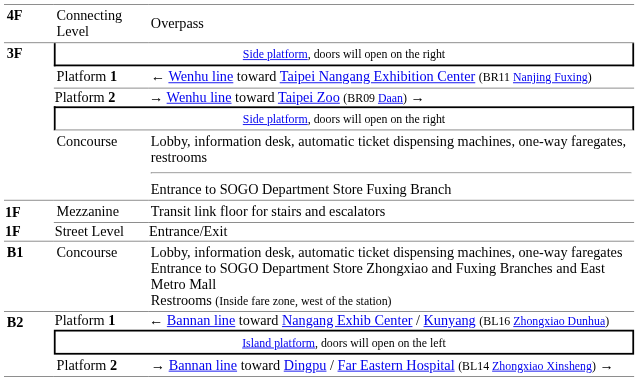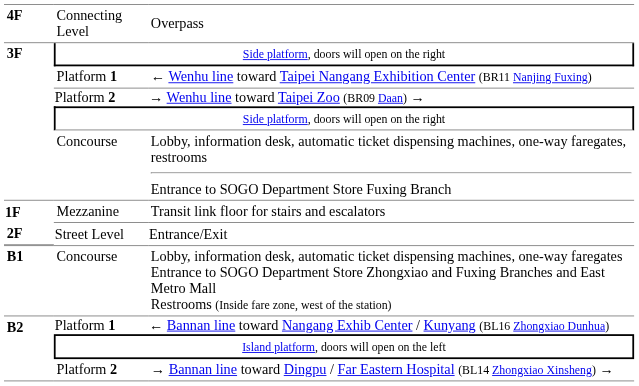(13, 231) 1F -> (15, 233) 2F
